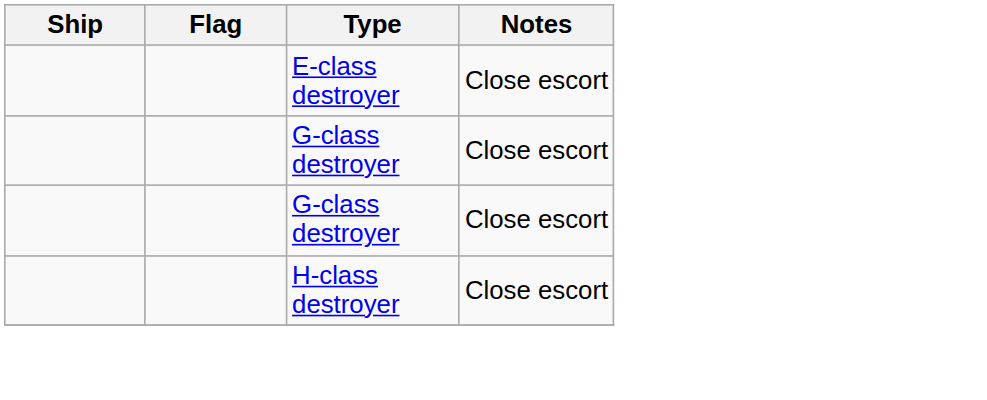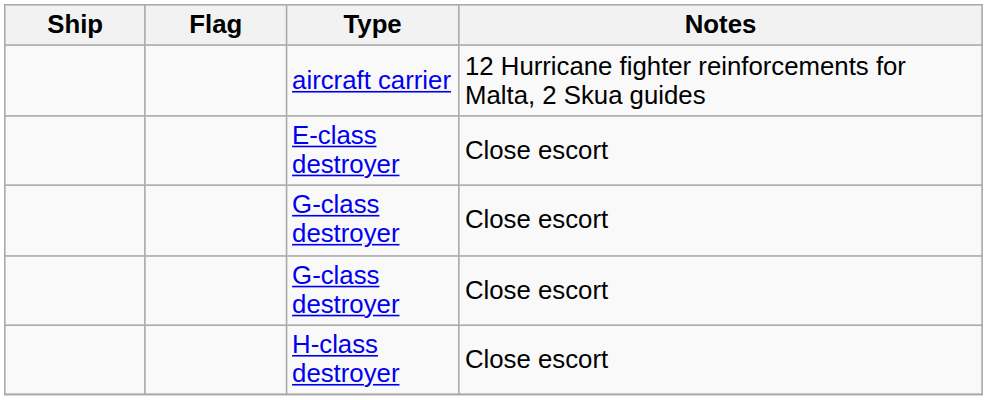+ row: (372, 80)
